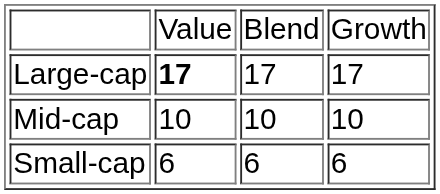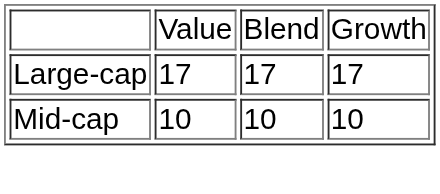(175, 74) bold -> (175, 74) normal
- row: (79, 163)
